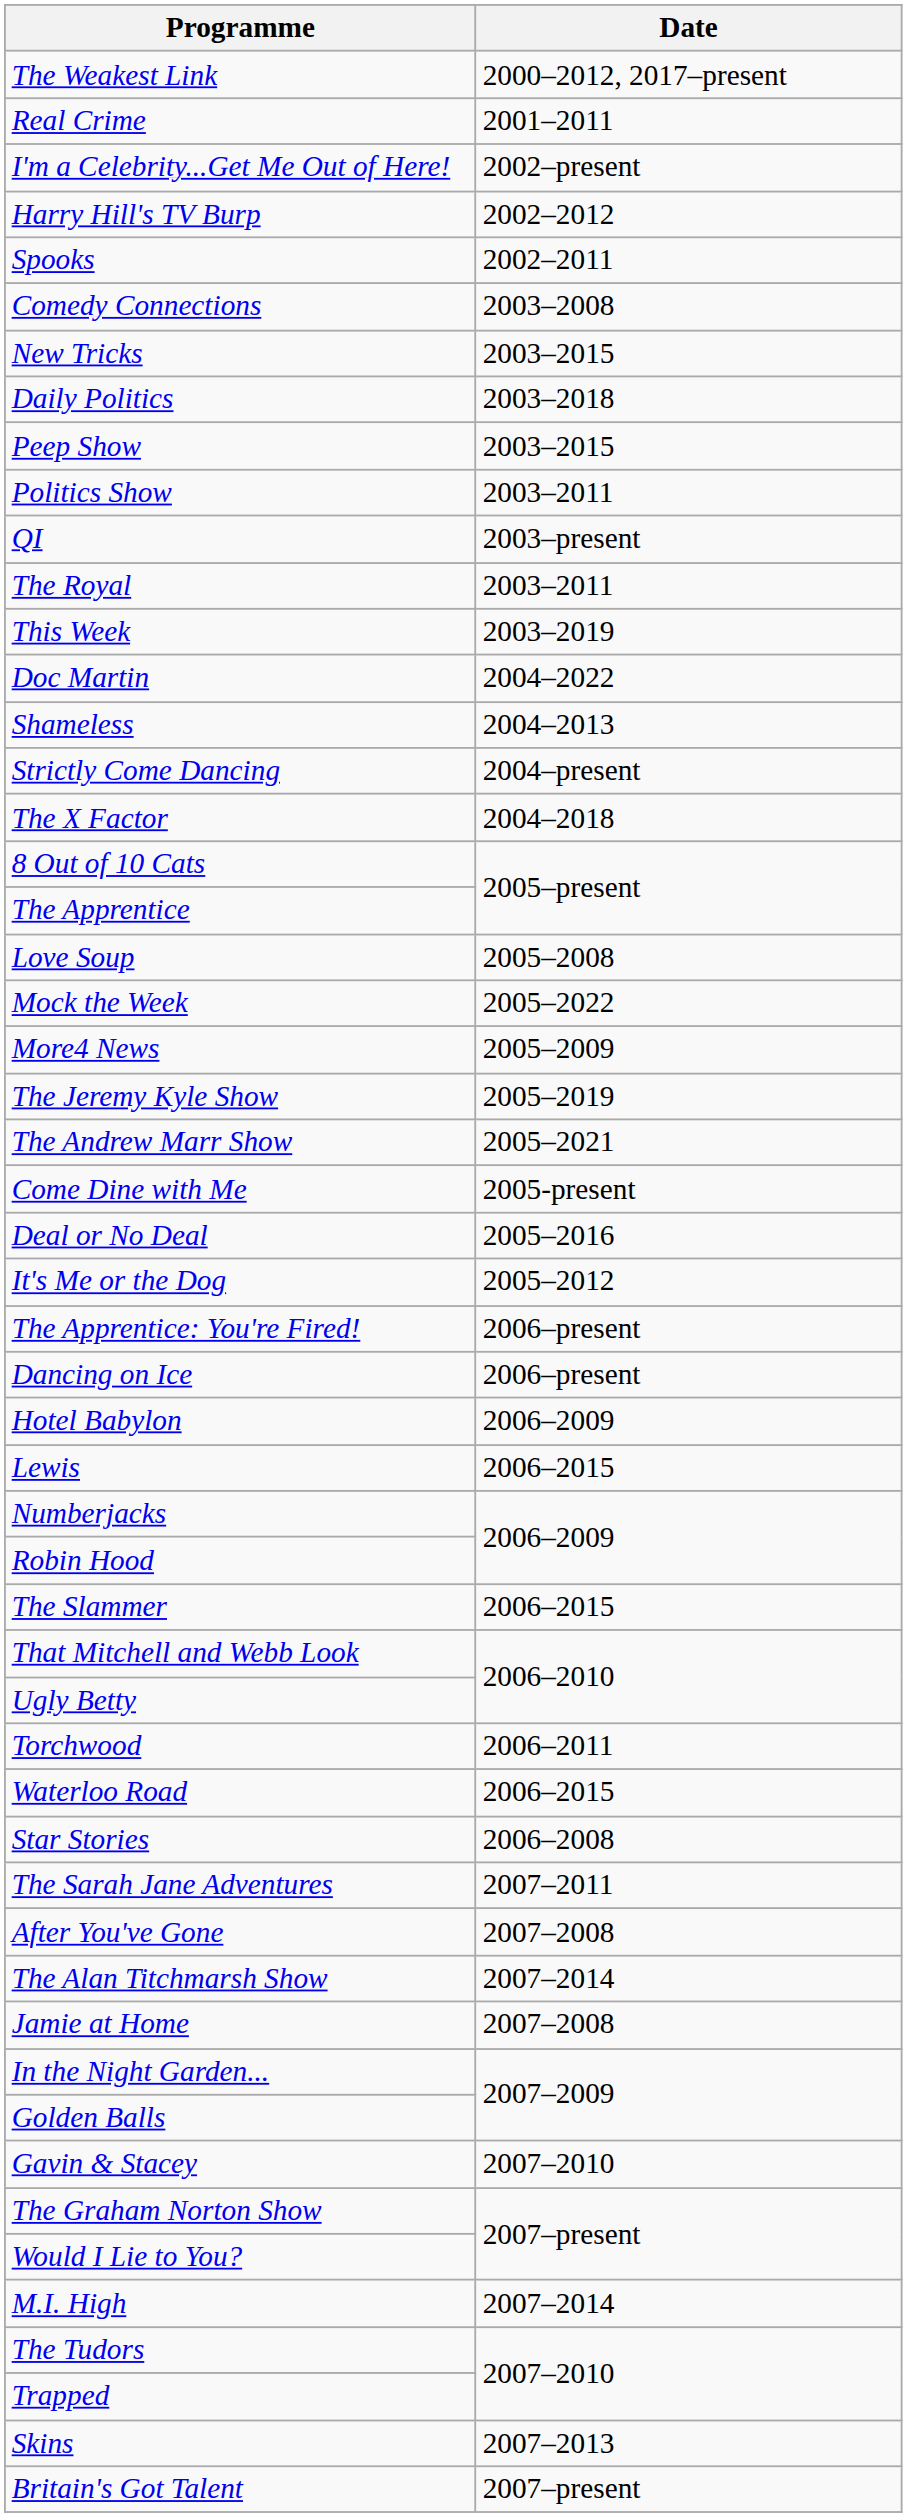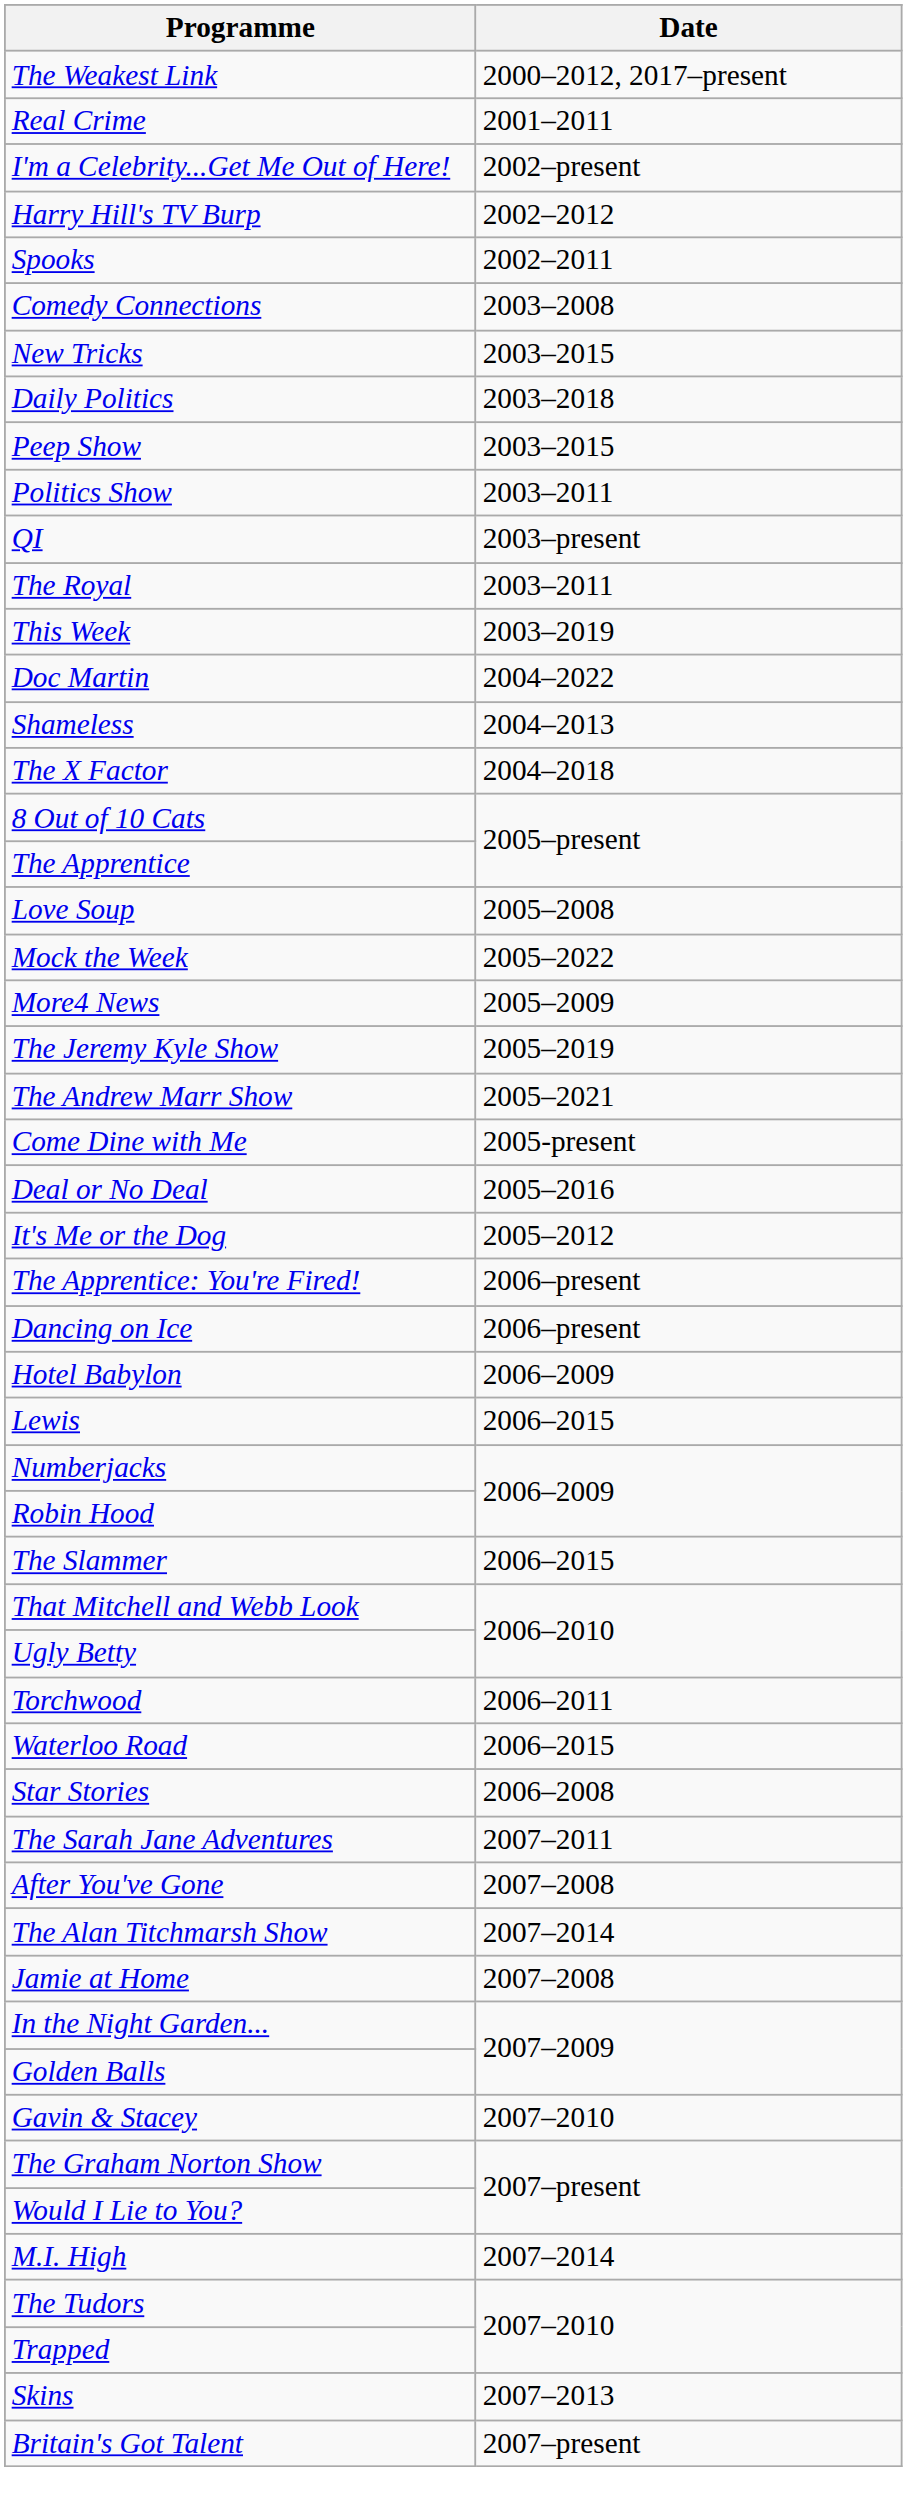- row: (146, 770)
